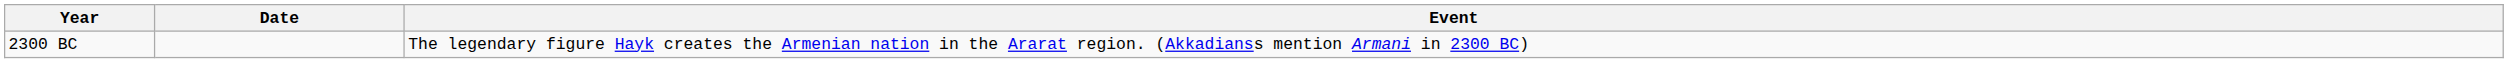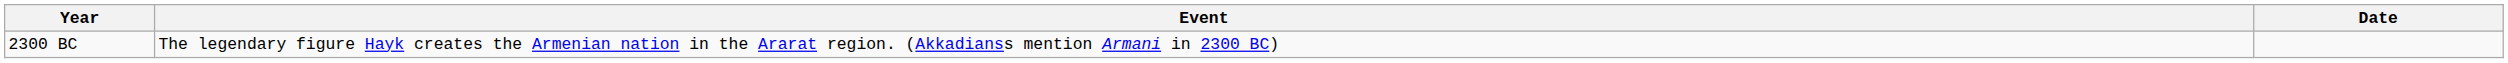columns swapped: (279, 18) <-> (1454, 18)
